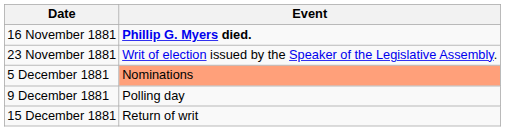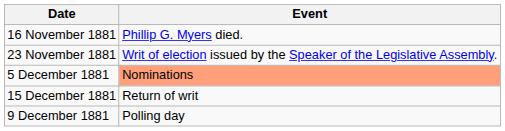(187, 34) bold -> (183, 34) normal
rows swapped: (58, 95) <-> (62, 116)
